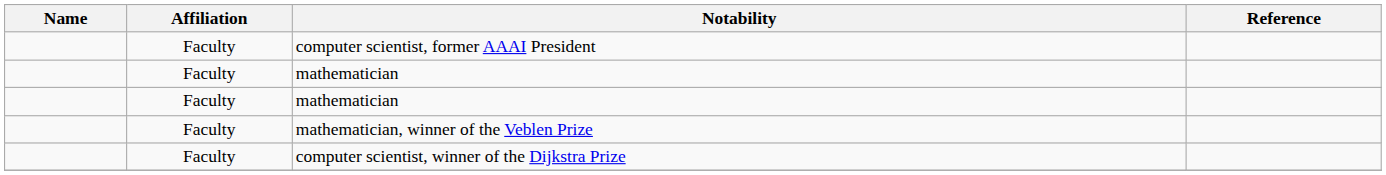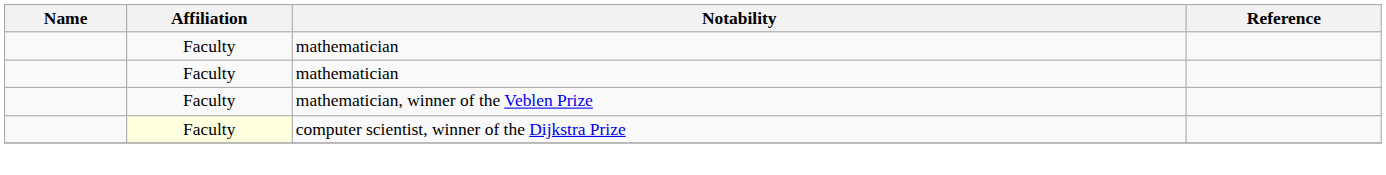- row: (66, 46)
(209, 156) no background -> (209, 128) lightyellow background
